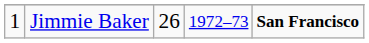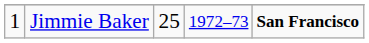(169, 21) 26 -> (169, 21) 25
